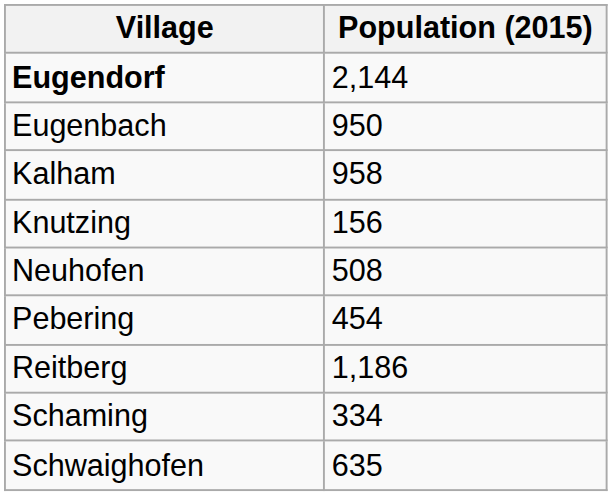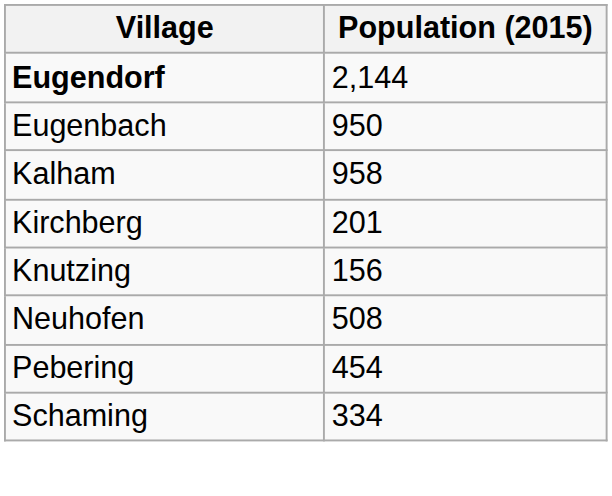+ row: (77, 222)
- row: (70, 367)
- row: (108, 464)
